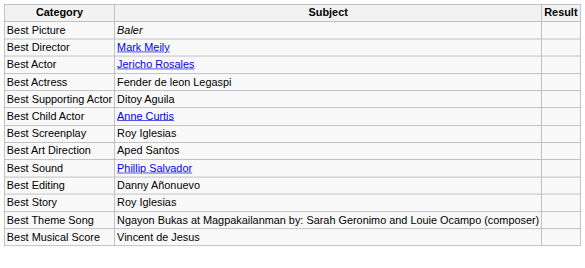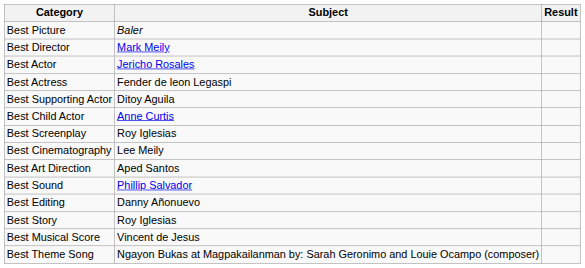+ row: (59, 151)
rows swapped: (50, 220) <-> (53, 237)
